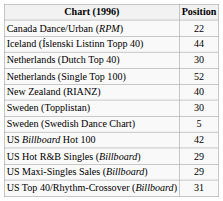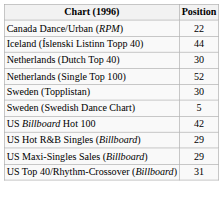- row: (54, 92)
